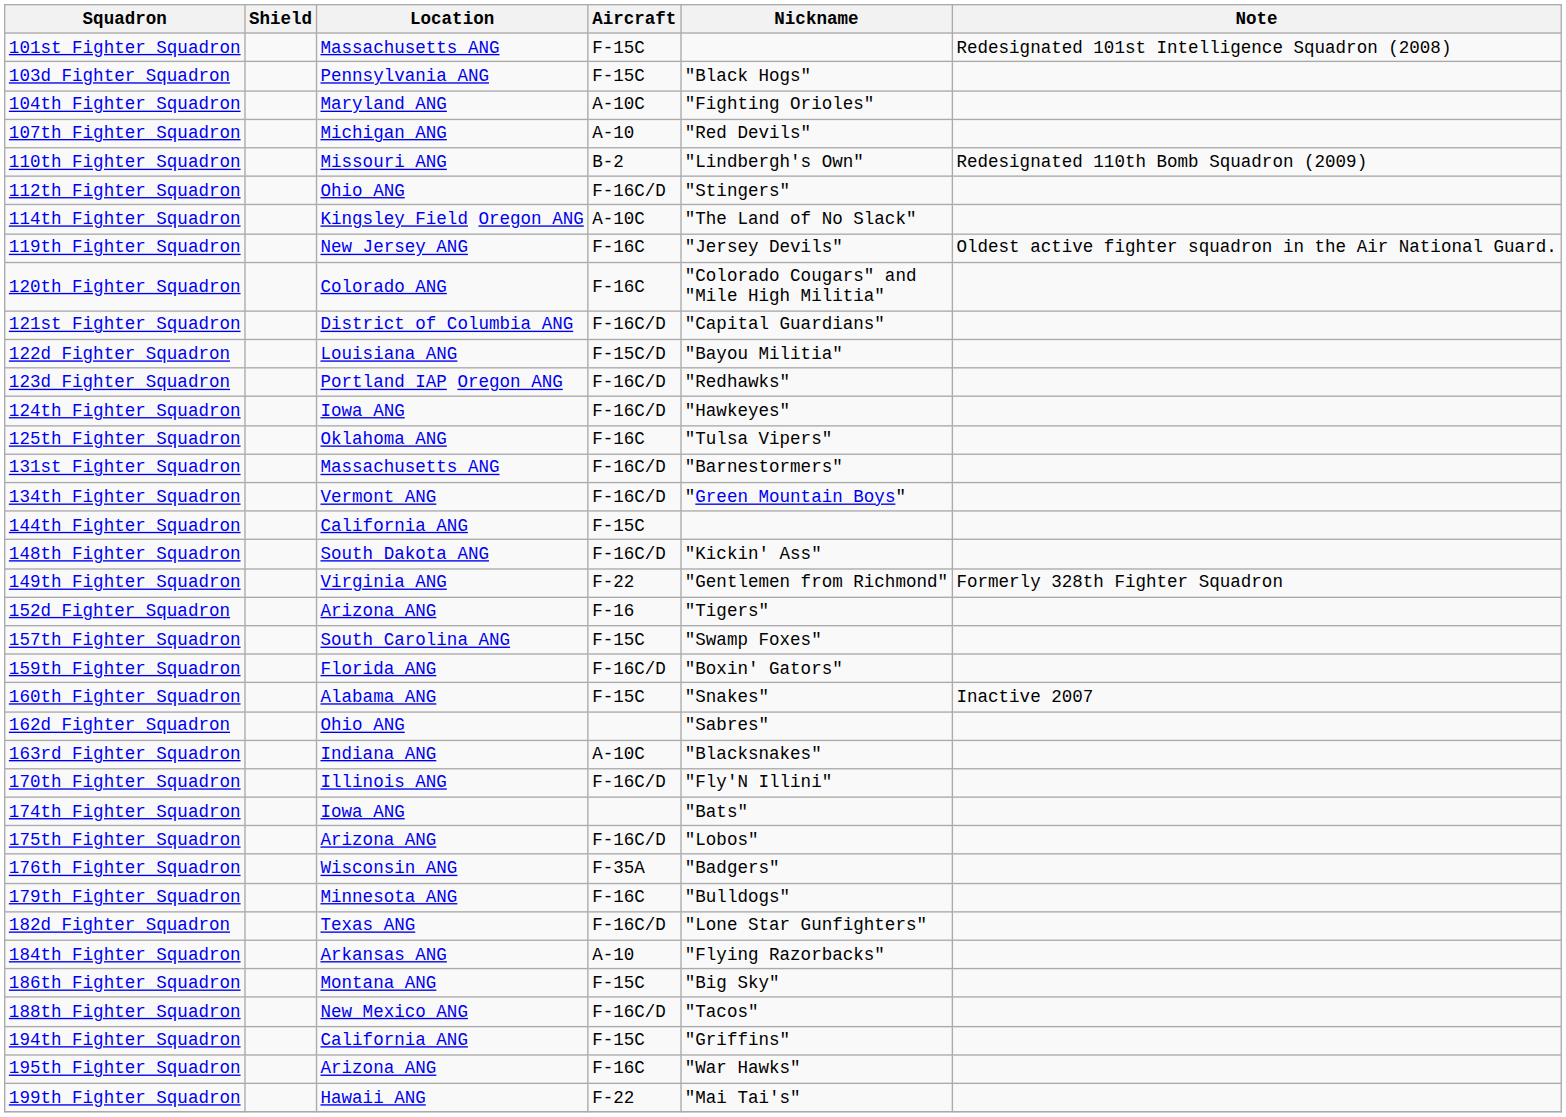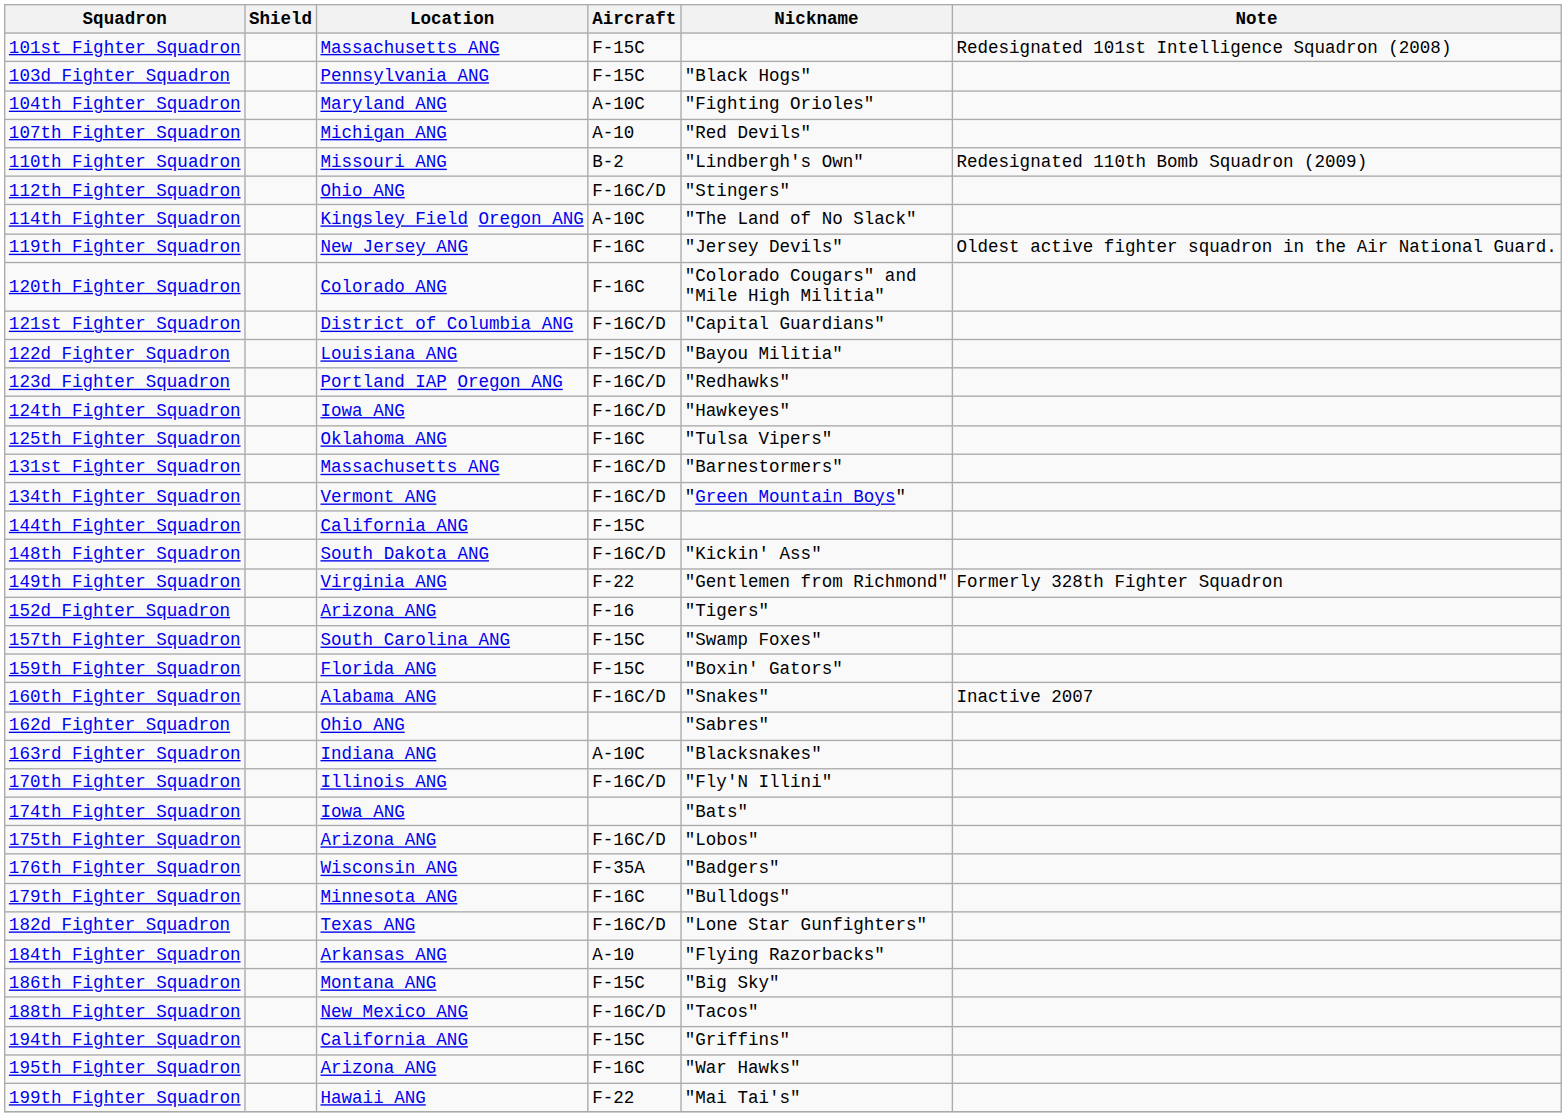(629, 668) F-16C/D -> (618, 668) F-15C
(618, 697) F-15C -> (629, 697) F-16C/D
